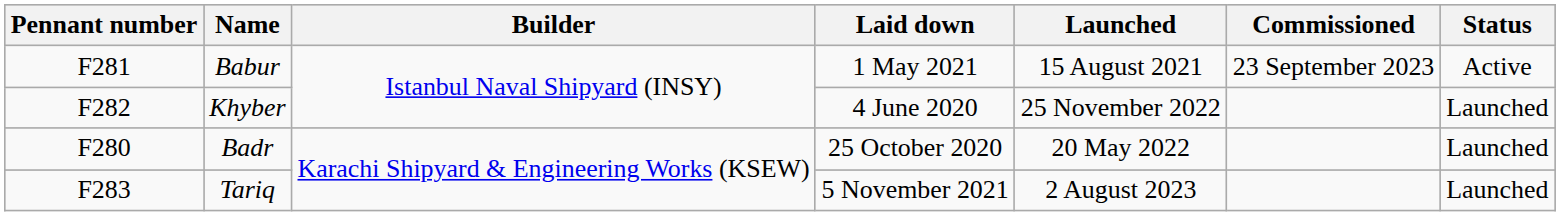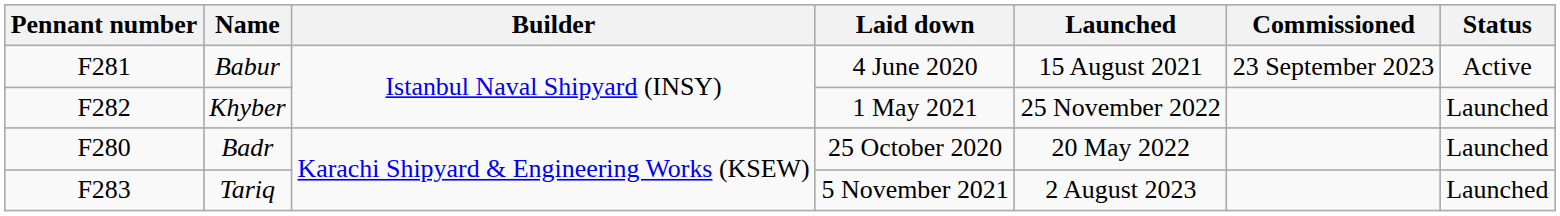(915, 66) 1 May 2021 -> (915, 66) 4 June 2020
(915, 107) 4 June 2020 -> (915, 107) 1 May 2021
